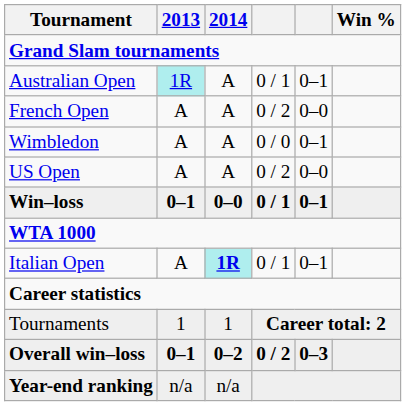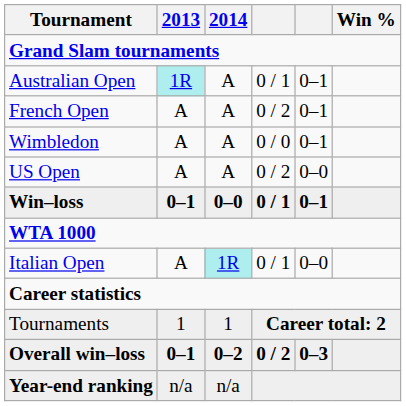(314, 111) 0–0 -> (314, 111) 0–1
(228, 263) bold -> (228, 263) normal
(314, 263) 0–1 -> (314, 263) 0–0
